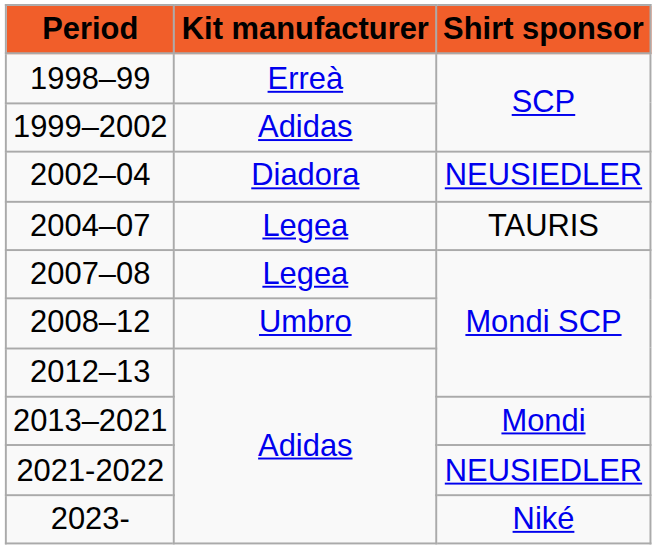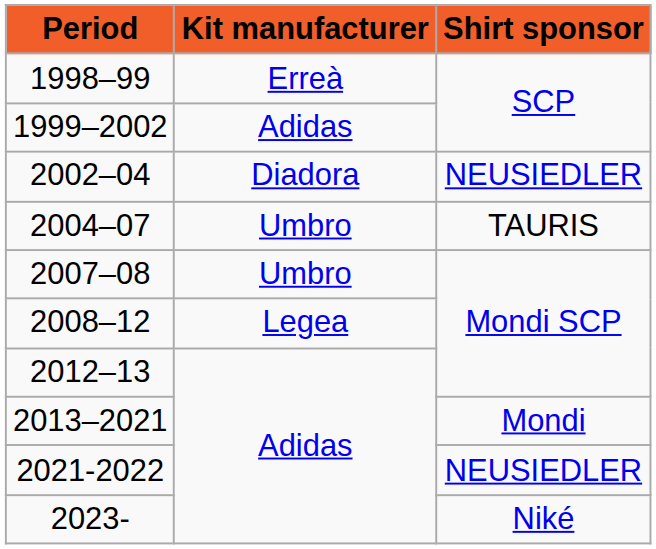(305, 224) Legea -> (305, 224) Umbro
(305, 273) Legea -> (305, 273) Umbro
(305, 322) Umbro -> (305, 322) Legea
